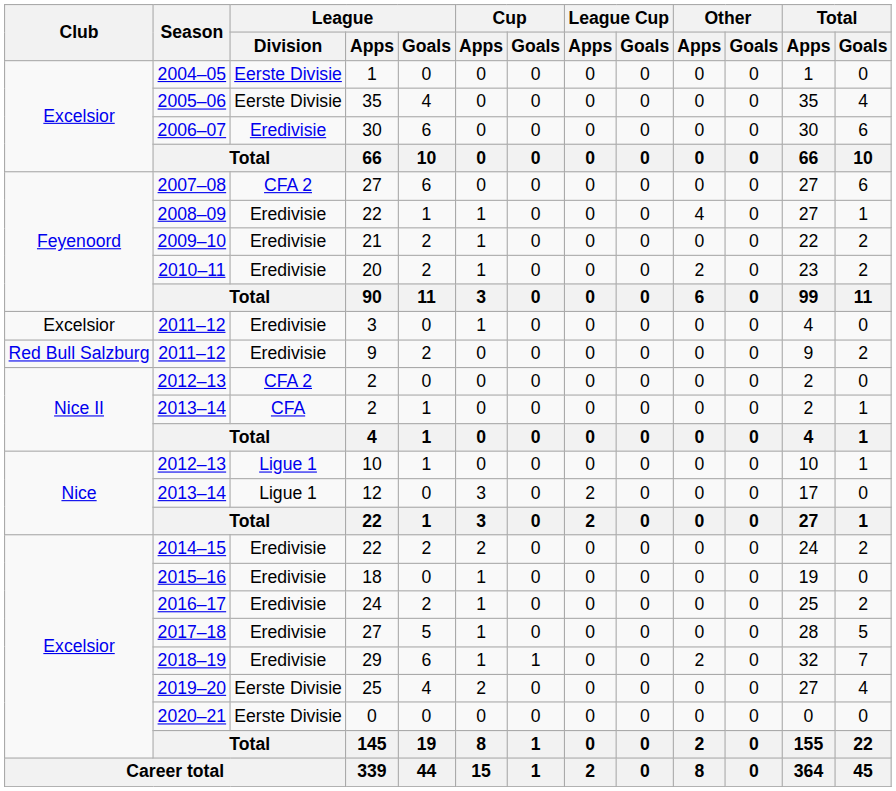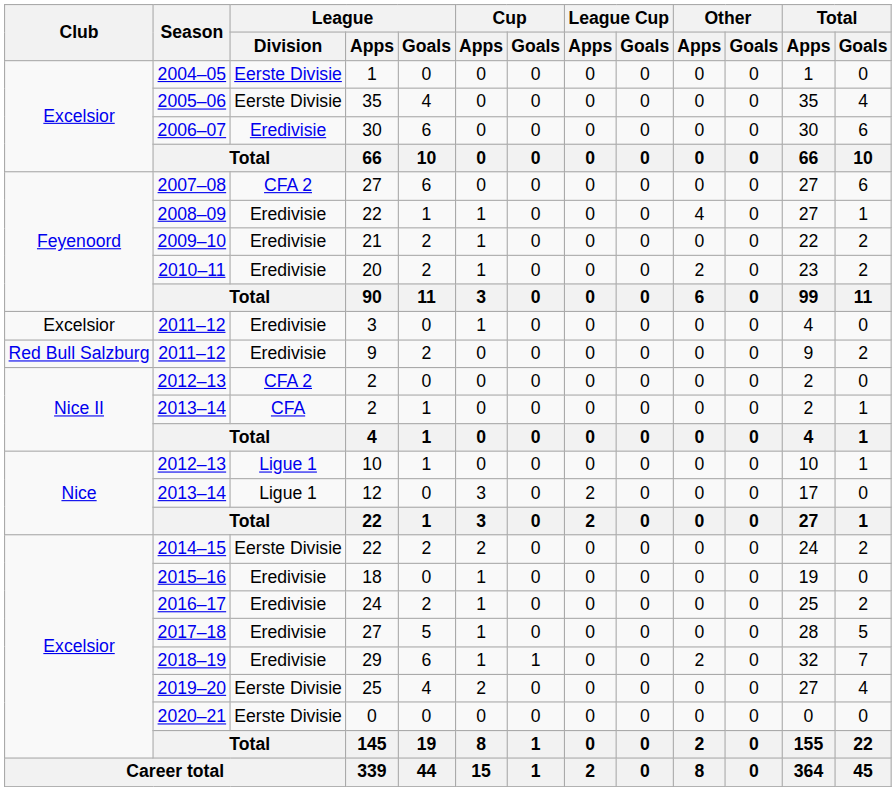(288, 548) Eredivisie -> (288, 548) Eerste Divisie
